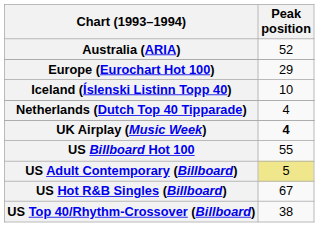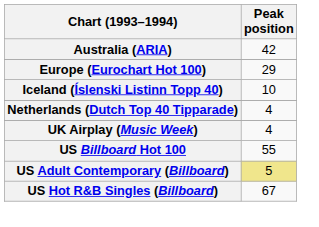(286, 49) 52 -> (269, 49) 42
(286, 130) bold -> (269, 130) normal
- row: (131, 211)
